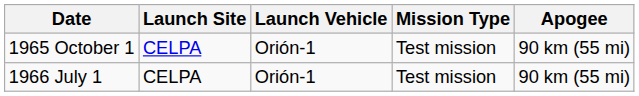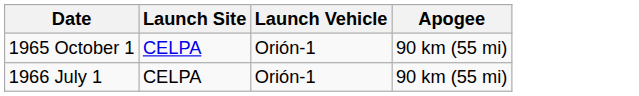- column: (453, 18)
